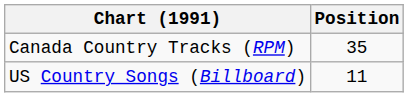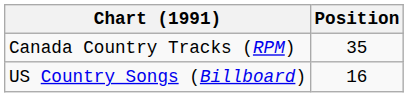(357, 77) 11 -> (357, 77) 16
